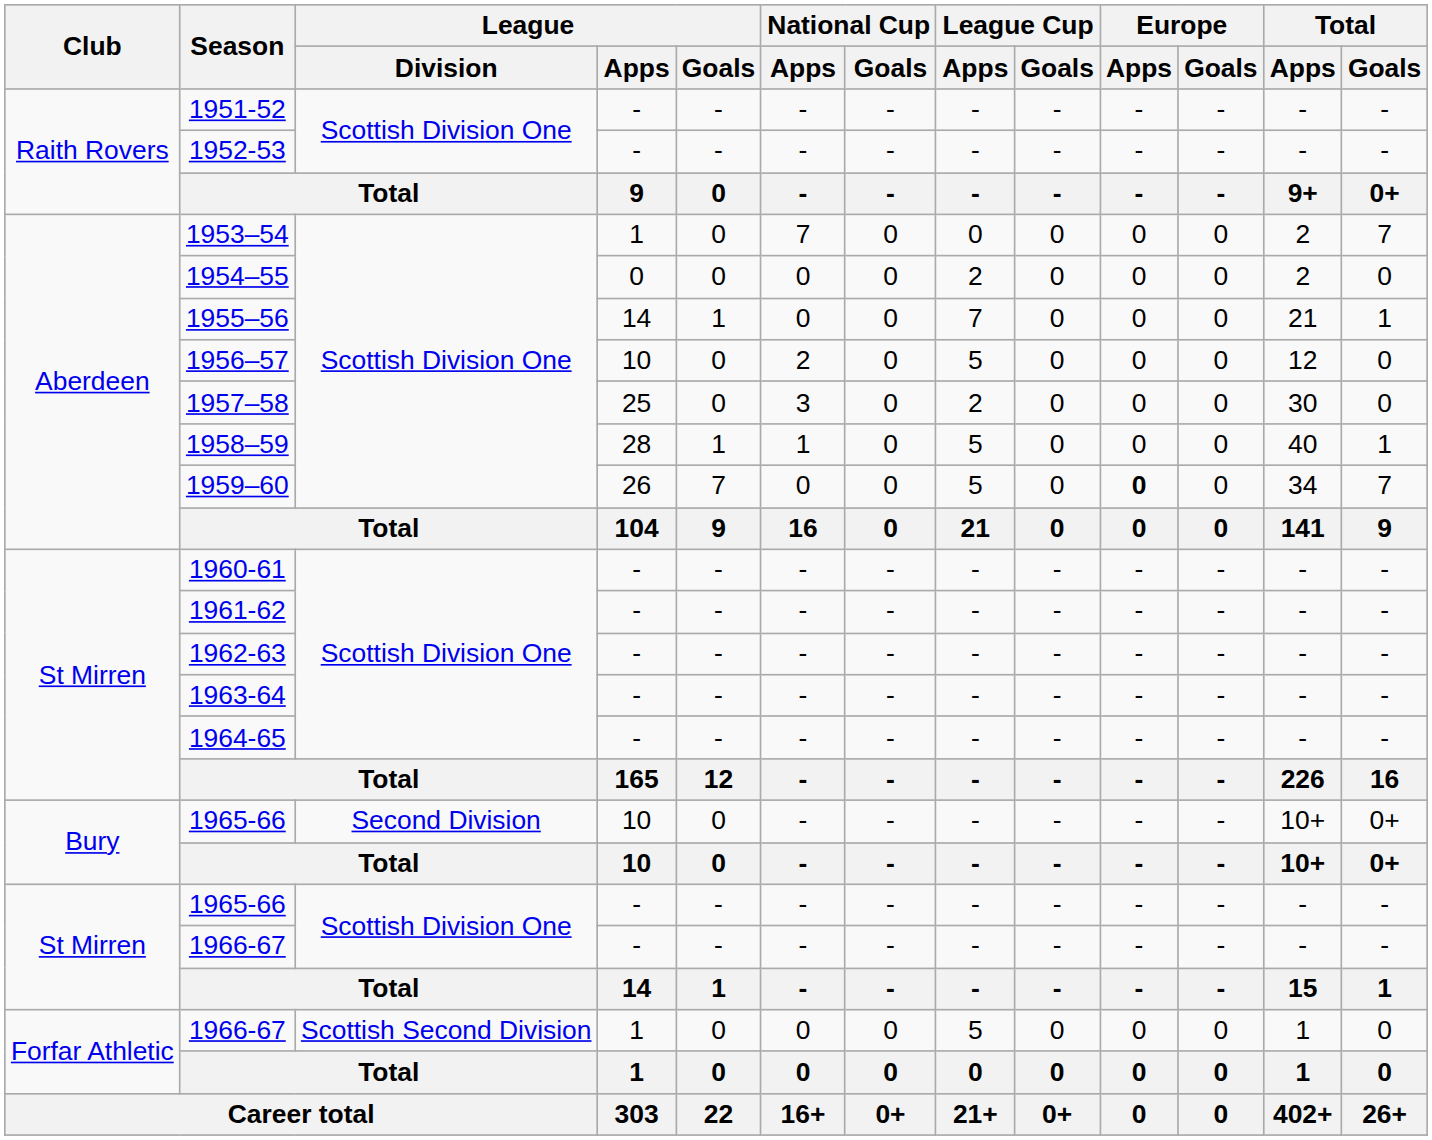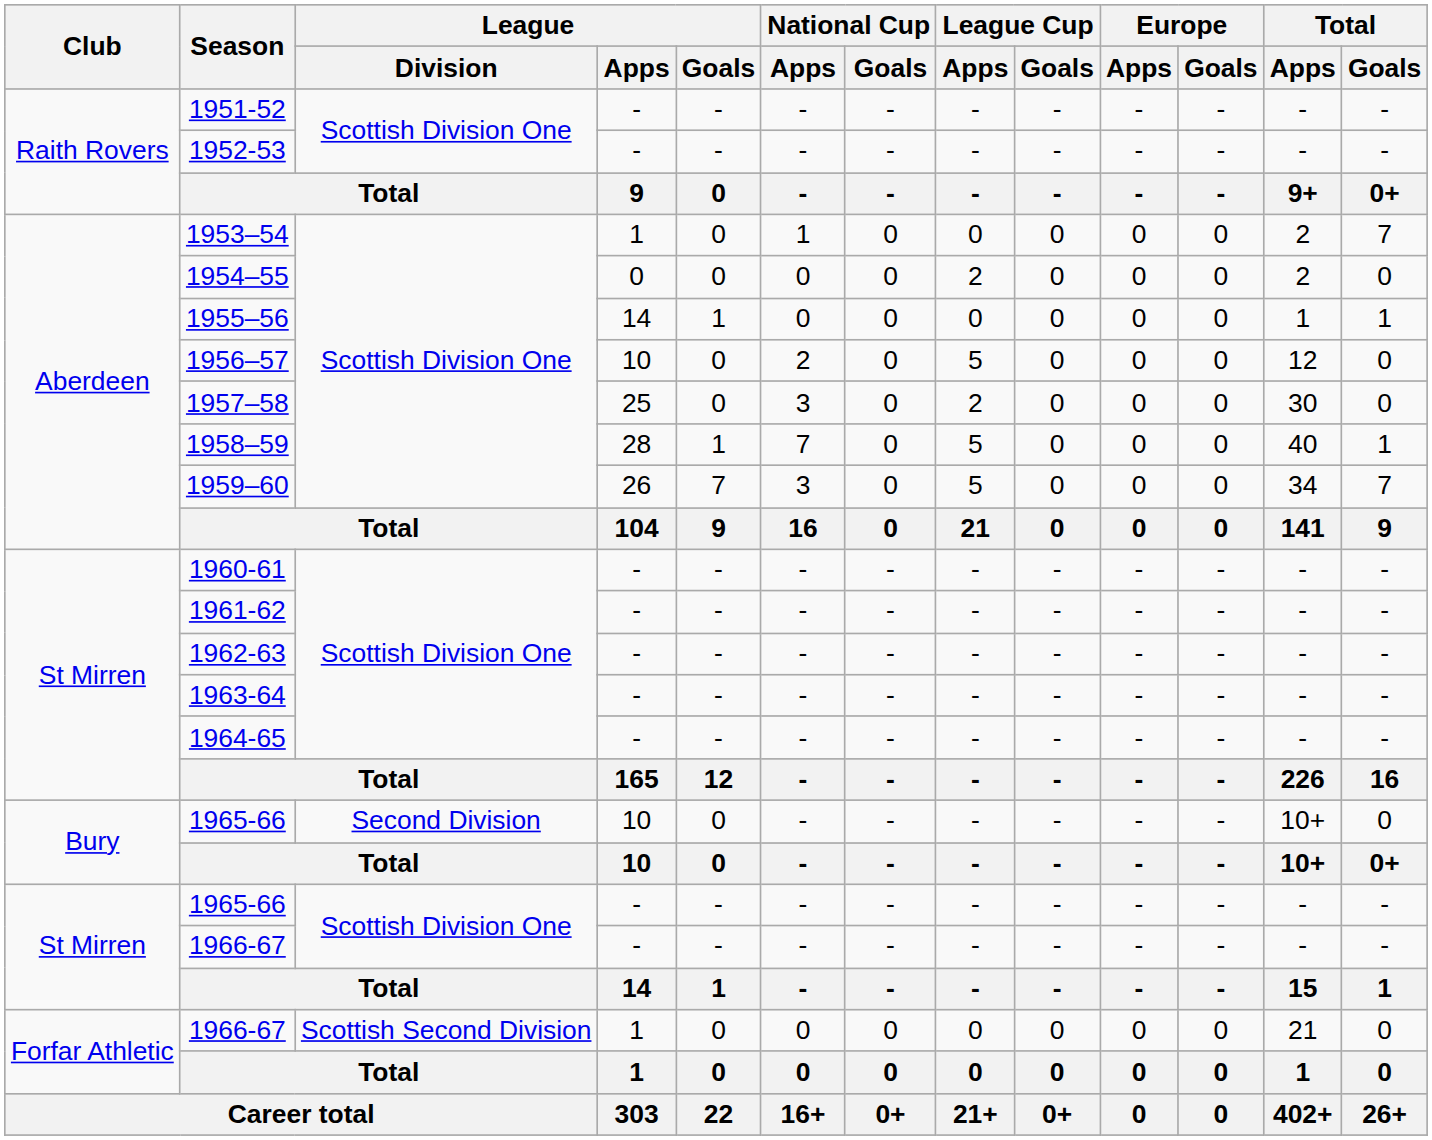(803, 234) 7 -> (803, 234) 1
(975, 318) 7 -> (975, 318) 0
(1303, 318) 21 -> (1303, 318) 1
(803, 444) 1 -> (803, 444) 7
(803, 485) 0 -> (803, 485) 3
(1139, 485) bold -> (1139, 485) normal
(1385, 820) 0+ -> (1385, 820) 0
(975, 1030) 5 -> (975, 1030) 0
(1303, 1030) 1 -> (1303, 1030) 21
